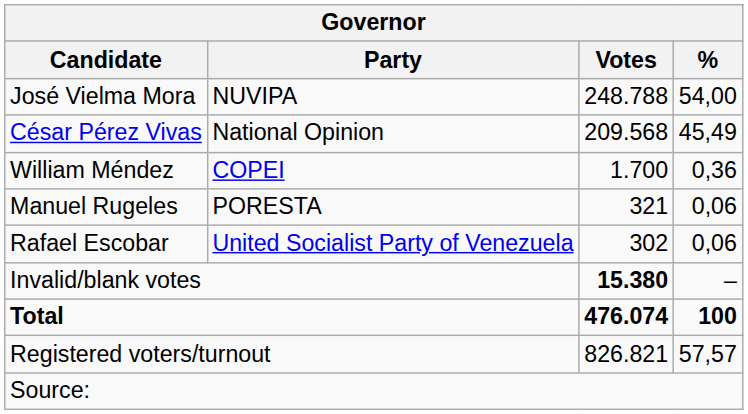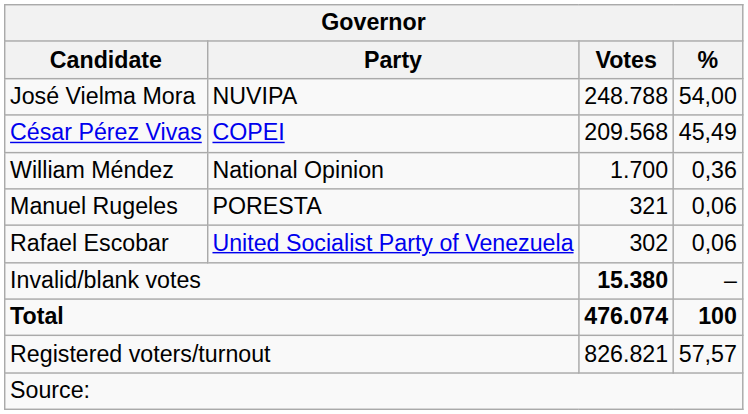(298, 133) National Opinion -> (249, 133) COPEI
(249, 170) COPEI -> (298, 170) National Opinion
